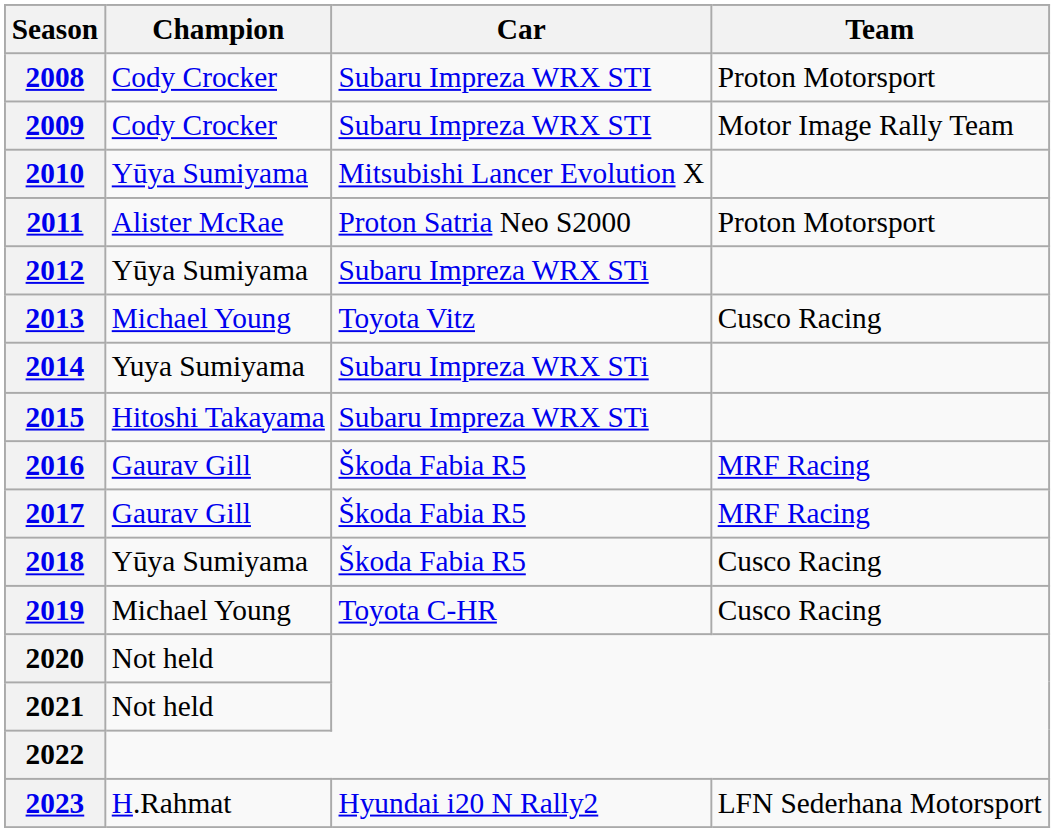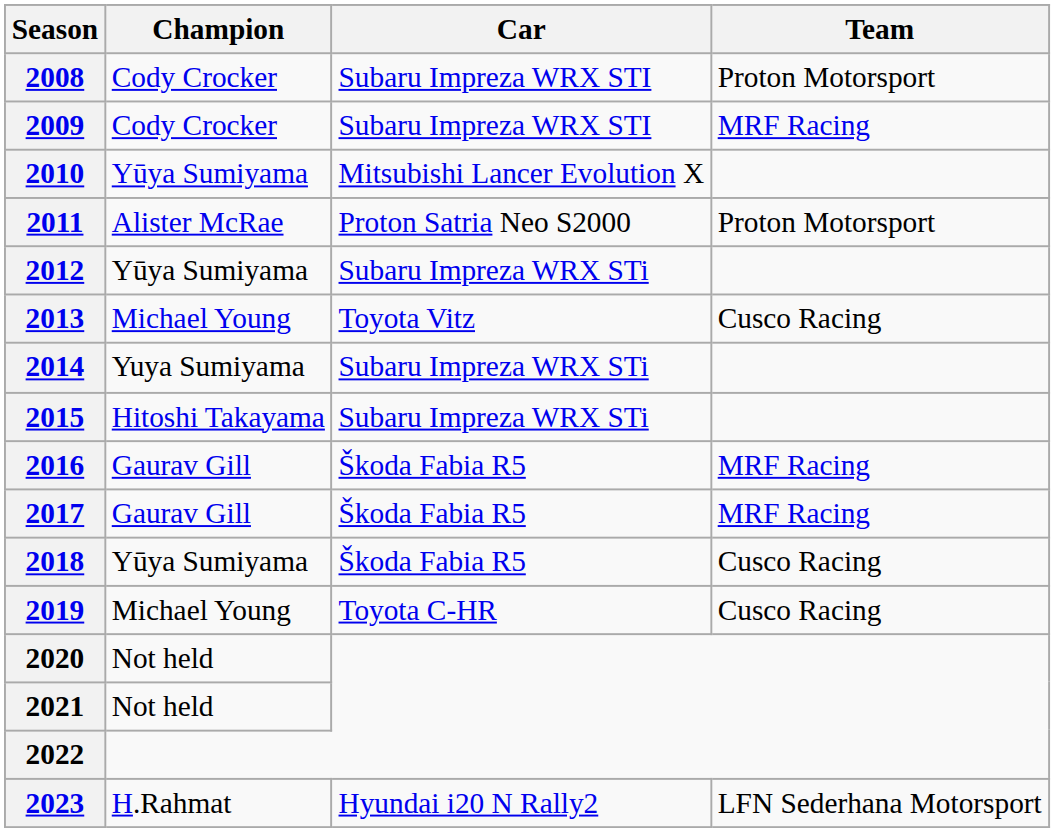(866, 125) Motor Image Rally Team -> (794, 125) MRF Racing
